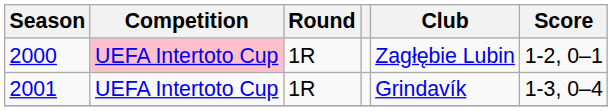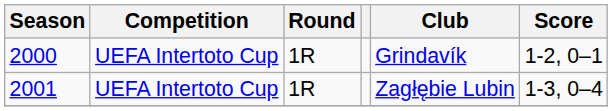(187, 55) pink background -> (187, 55) no background
(445, 55) Zagłębie Lubin -> (421, 55) Grindavík
(421, 88) Grindavík -> (445, 88) Zagłębie Lubin
